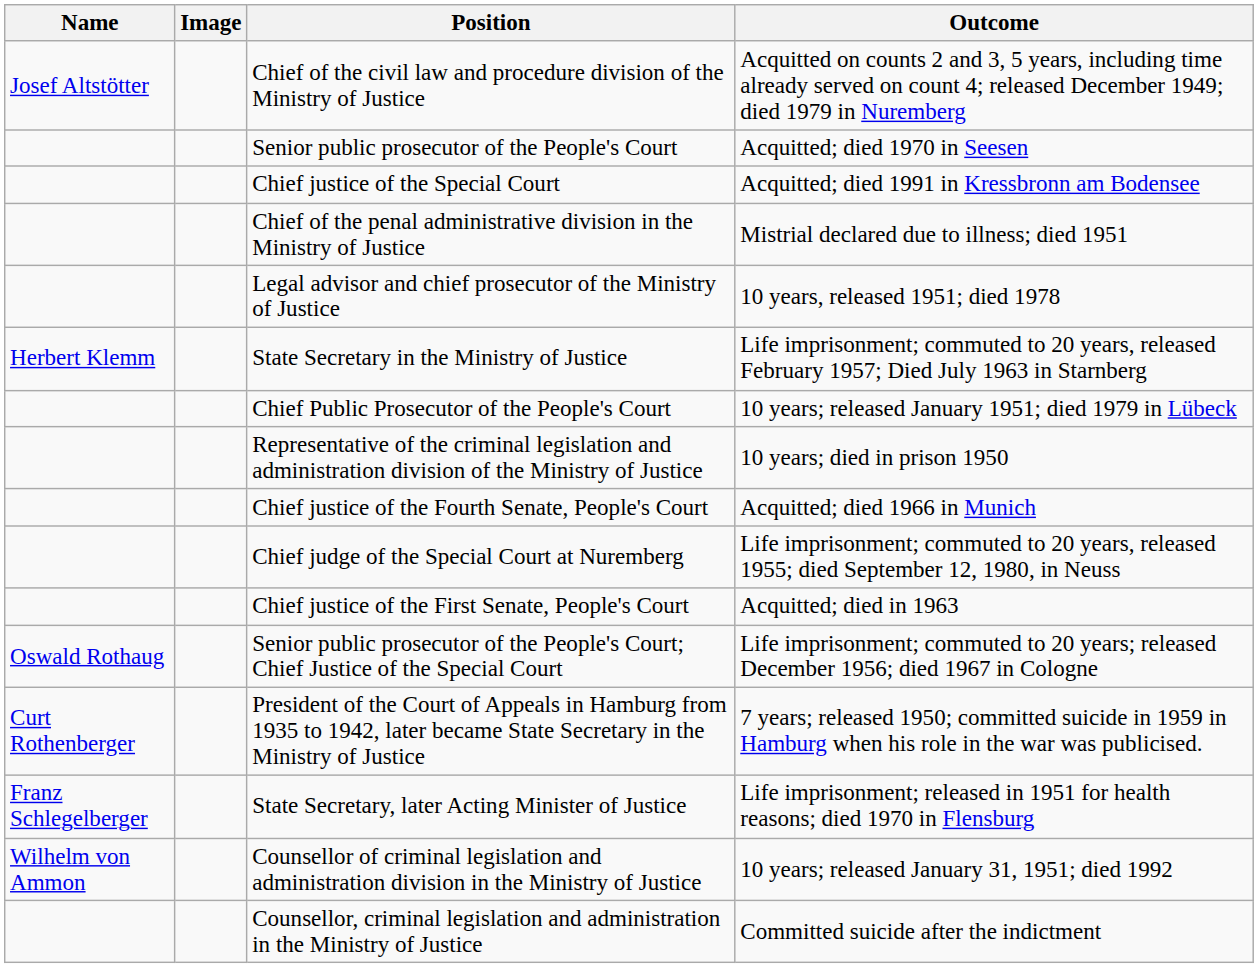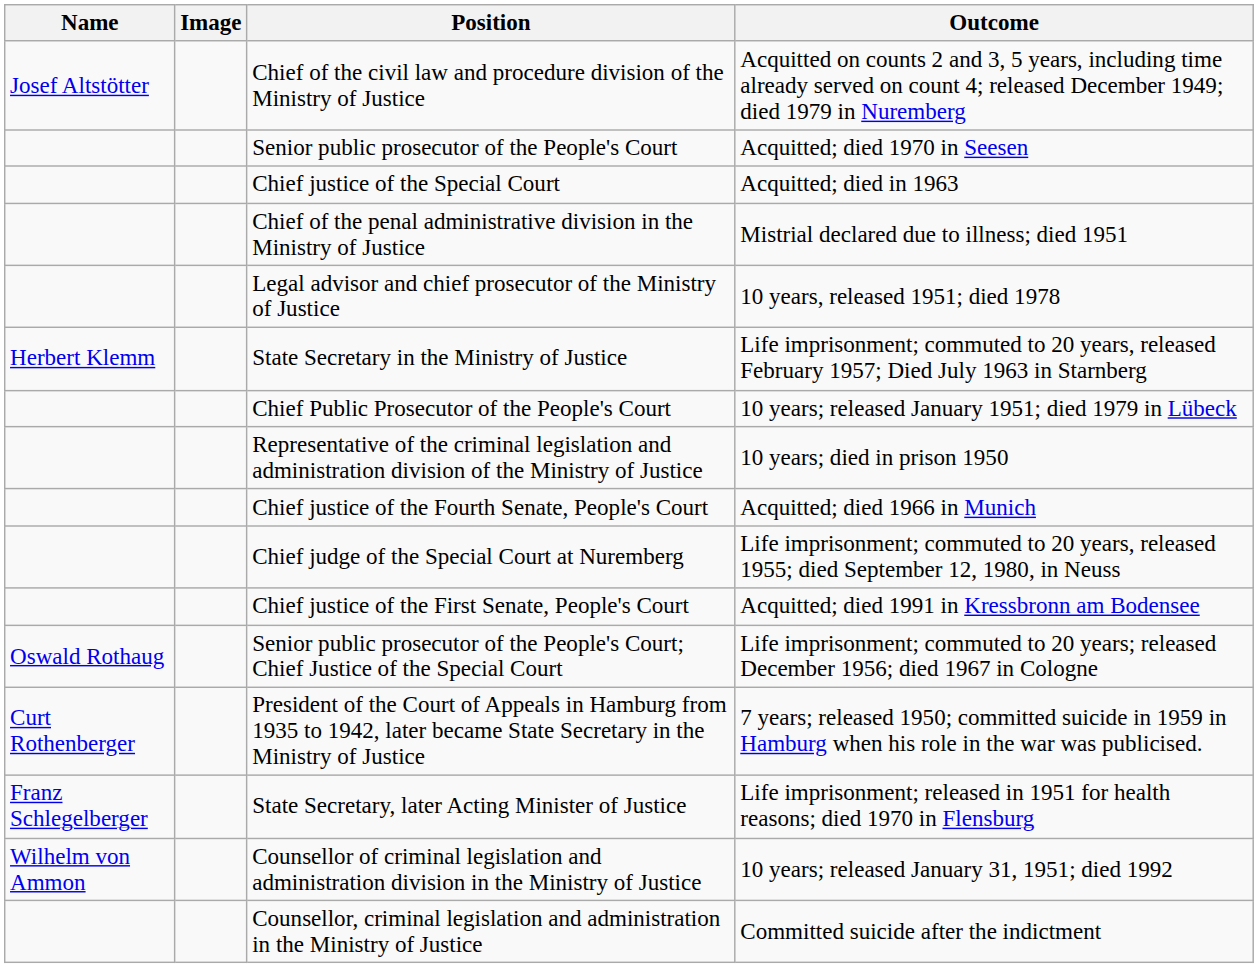(970, 184) Acquitted; died 1991 in Kressbronn am Bodensee -> (849, 184) Acquitted; died in 1963
(849, 606) Acquitted; died in 1963 -> (970, 606) Acquitted; died 1991 in Kressbronn am Bodensee
